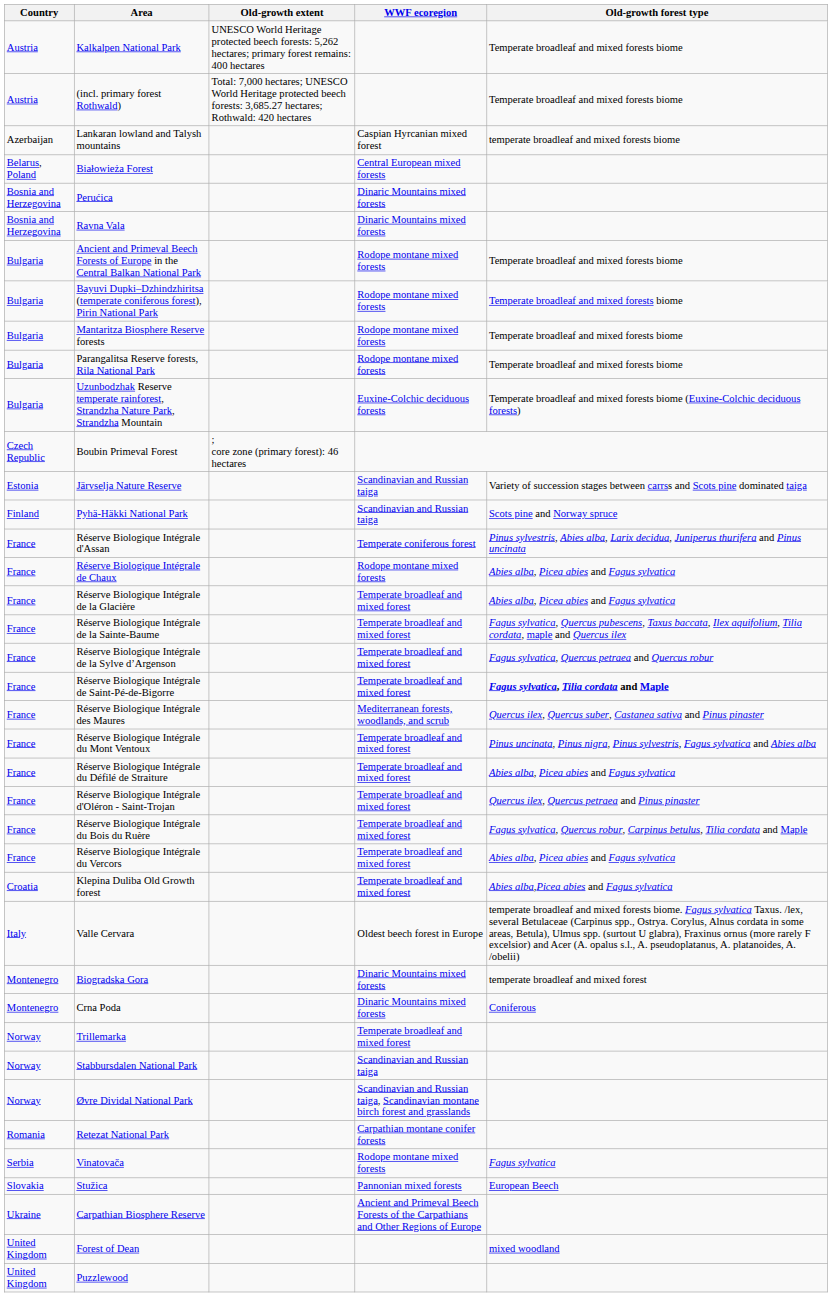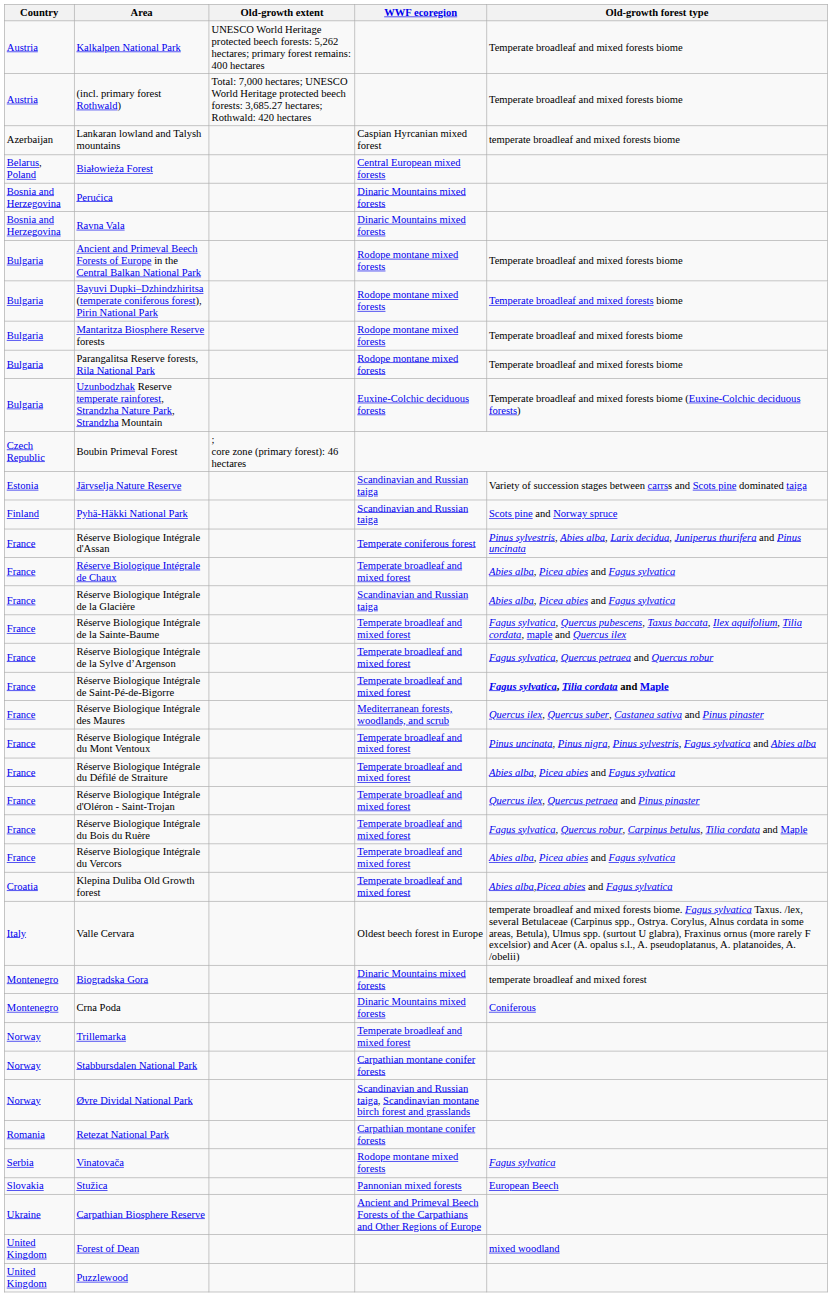(408, 571) Rodope montane mixed forests -> (410, 571) Temperate broadleaf and mixed forest
(410, 600) Temperate broadleaf and mixed forest -> (413, 600) Scandinavian and Russian taiga
(413, 1065) Scandinavian and Russian taiga -> (416, 1065) Carpathian montane conifer forests
